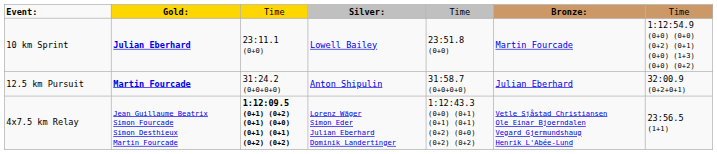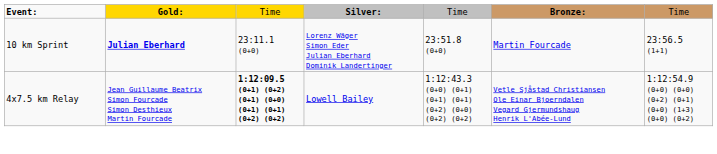(344, 45) Lowell Bailey -> (349, 51) Lorenz Wäger Simon Eder Julian Eberhard Dominik Landertinger
(671, 45) 1:12:54.9 (0+0) (0+0) (0+2) (0+1) (0+0) (1+3) (0+0) (0+2) -> (665, 45) 23:56.5 (1+1)
- row: (45, 84)
(353, 128) Lorenz Wäger Simon Eder Julian Eberhard Dominik Landertinger -> (340, 99) Lowell Bailey
(666, 123) 23:56.5 (1+1) -> (670, 99) 1:12:54.9 (0+0) (0+0) (0+2) (0+1) (0+0) (1+3) (0+0) (0+2)
